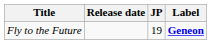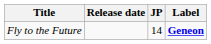(156, 30) 19 -> (156, 30) 14
